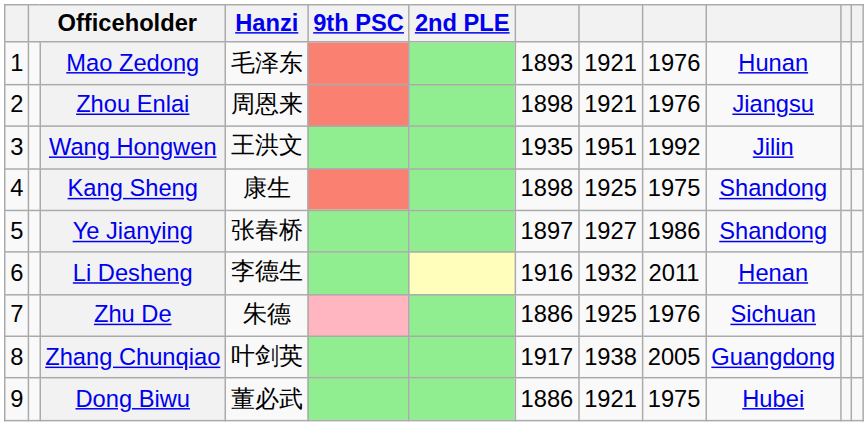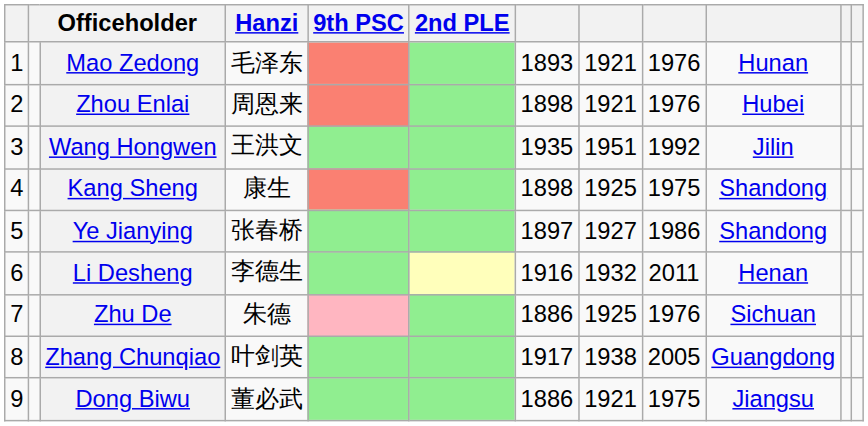(773, 105) Jiangsu -> (773, 105) Hubei
(773, 399) Hubei -> (773, 399) Jiangsu
